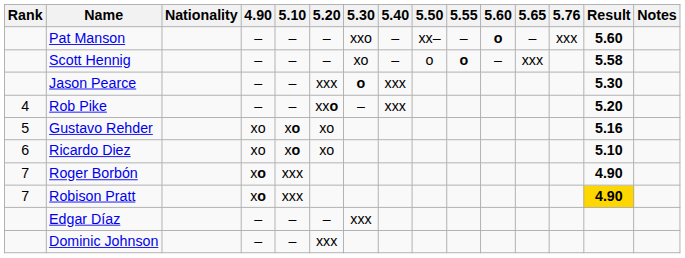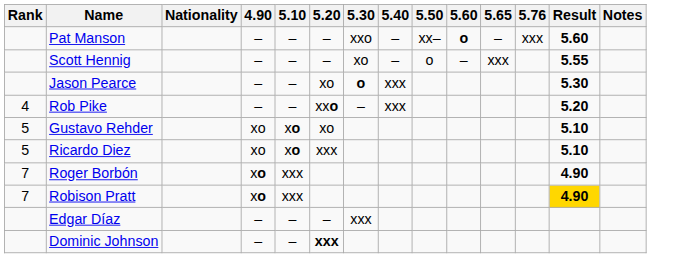- column: (464, 15)
(609, 60) 5.58 -> (575, 60) 5.55
(327, 83) xxx -> (327, 83) xo
(609, 128) 5.16 -> (575, 128) 5.10
(25, 151) 6 -> (25, 151) 5
(327, 151) xo -> (327, 151) xxx
(327, 241) normal -> (327, 241) bold
